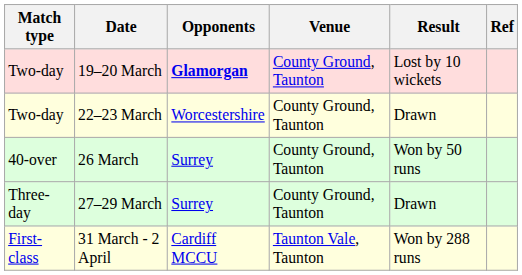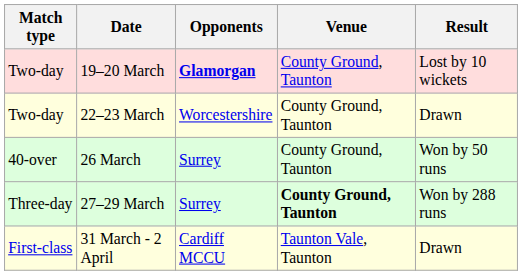- column: (502, 26)
(324, 204) normal -> (336, 204) bold
(415, 204) Drawn -> (457, 204) Won by 288 runs
(432, 248) Won by 288 runs -> (441, 248) Drawn
